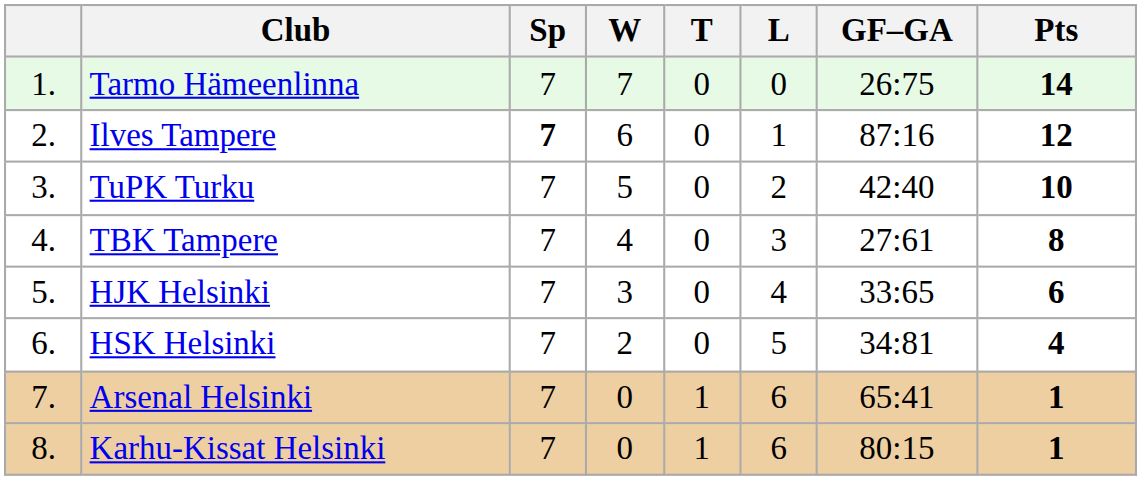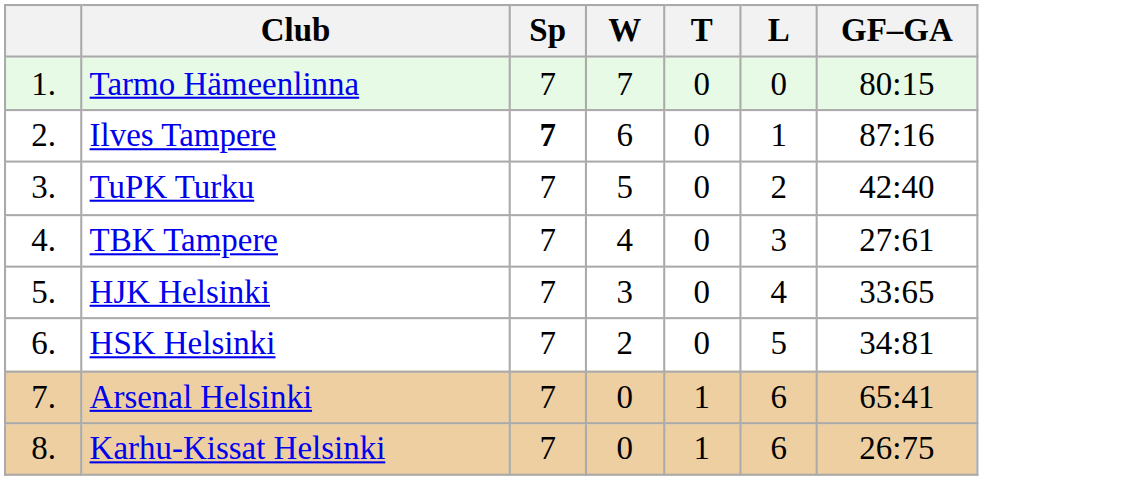- column: (1056, 30)
(897, 82) 26:75 -> (897, 82) 80:15
(897, 448) 80:15 -> (897, 448) 26:75
